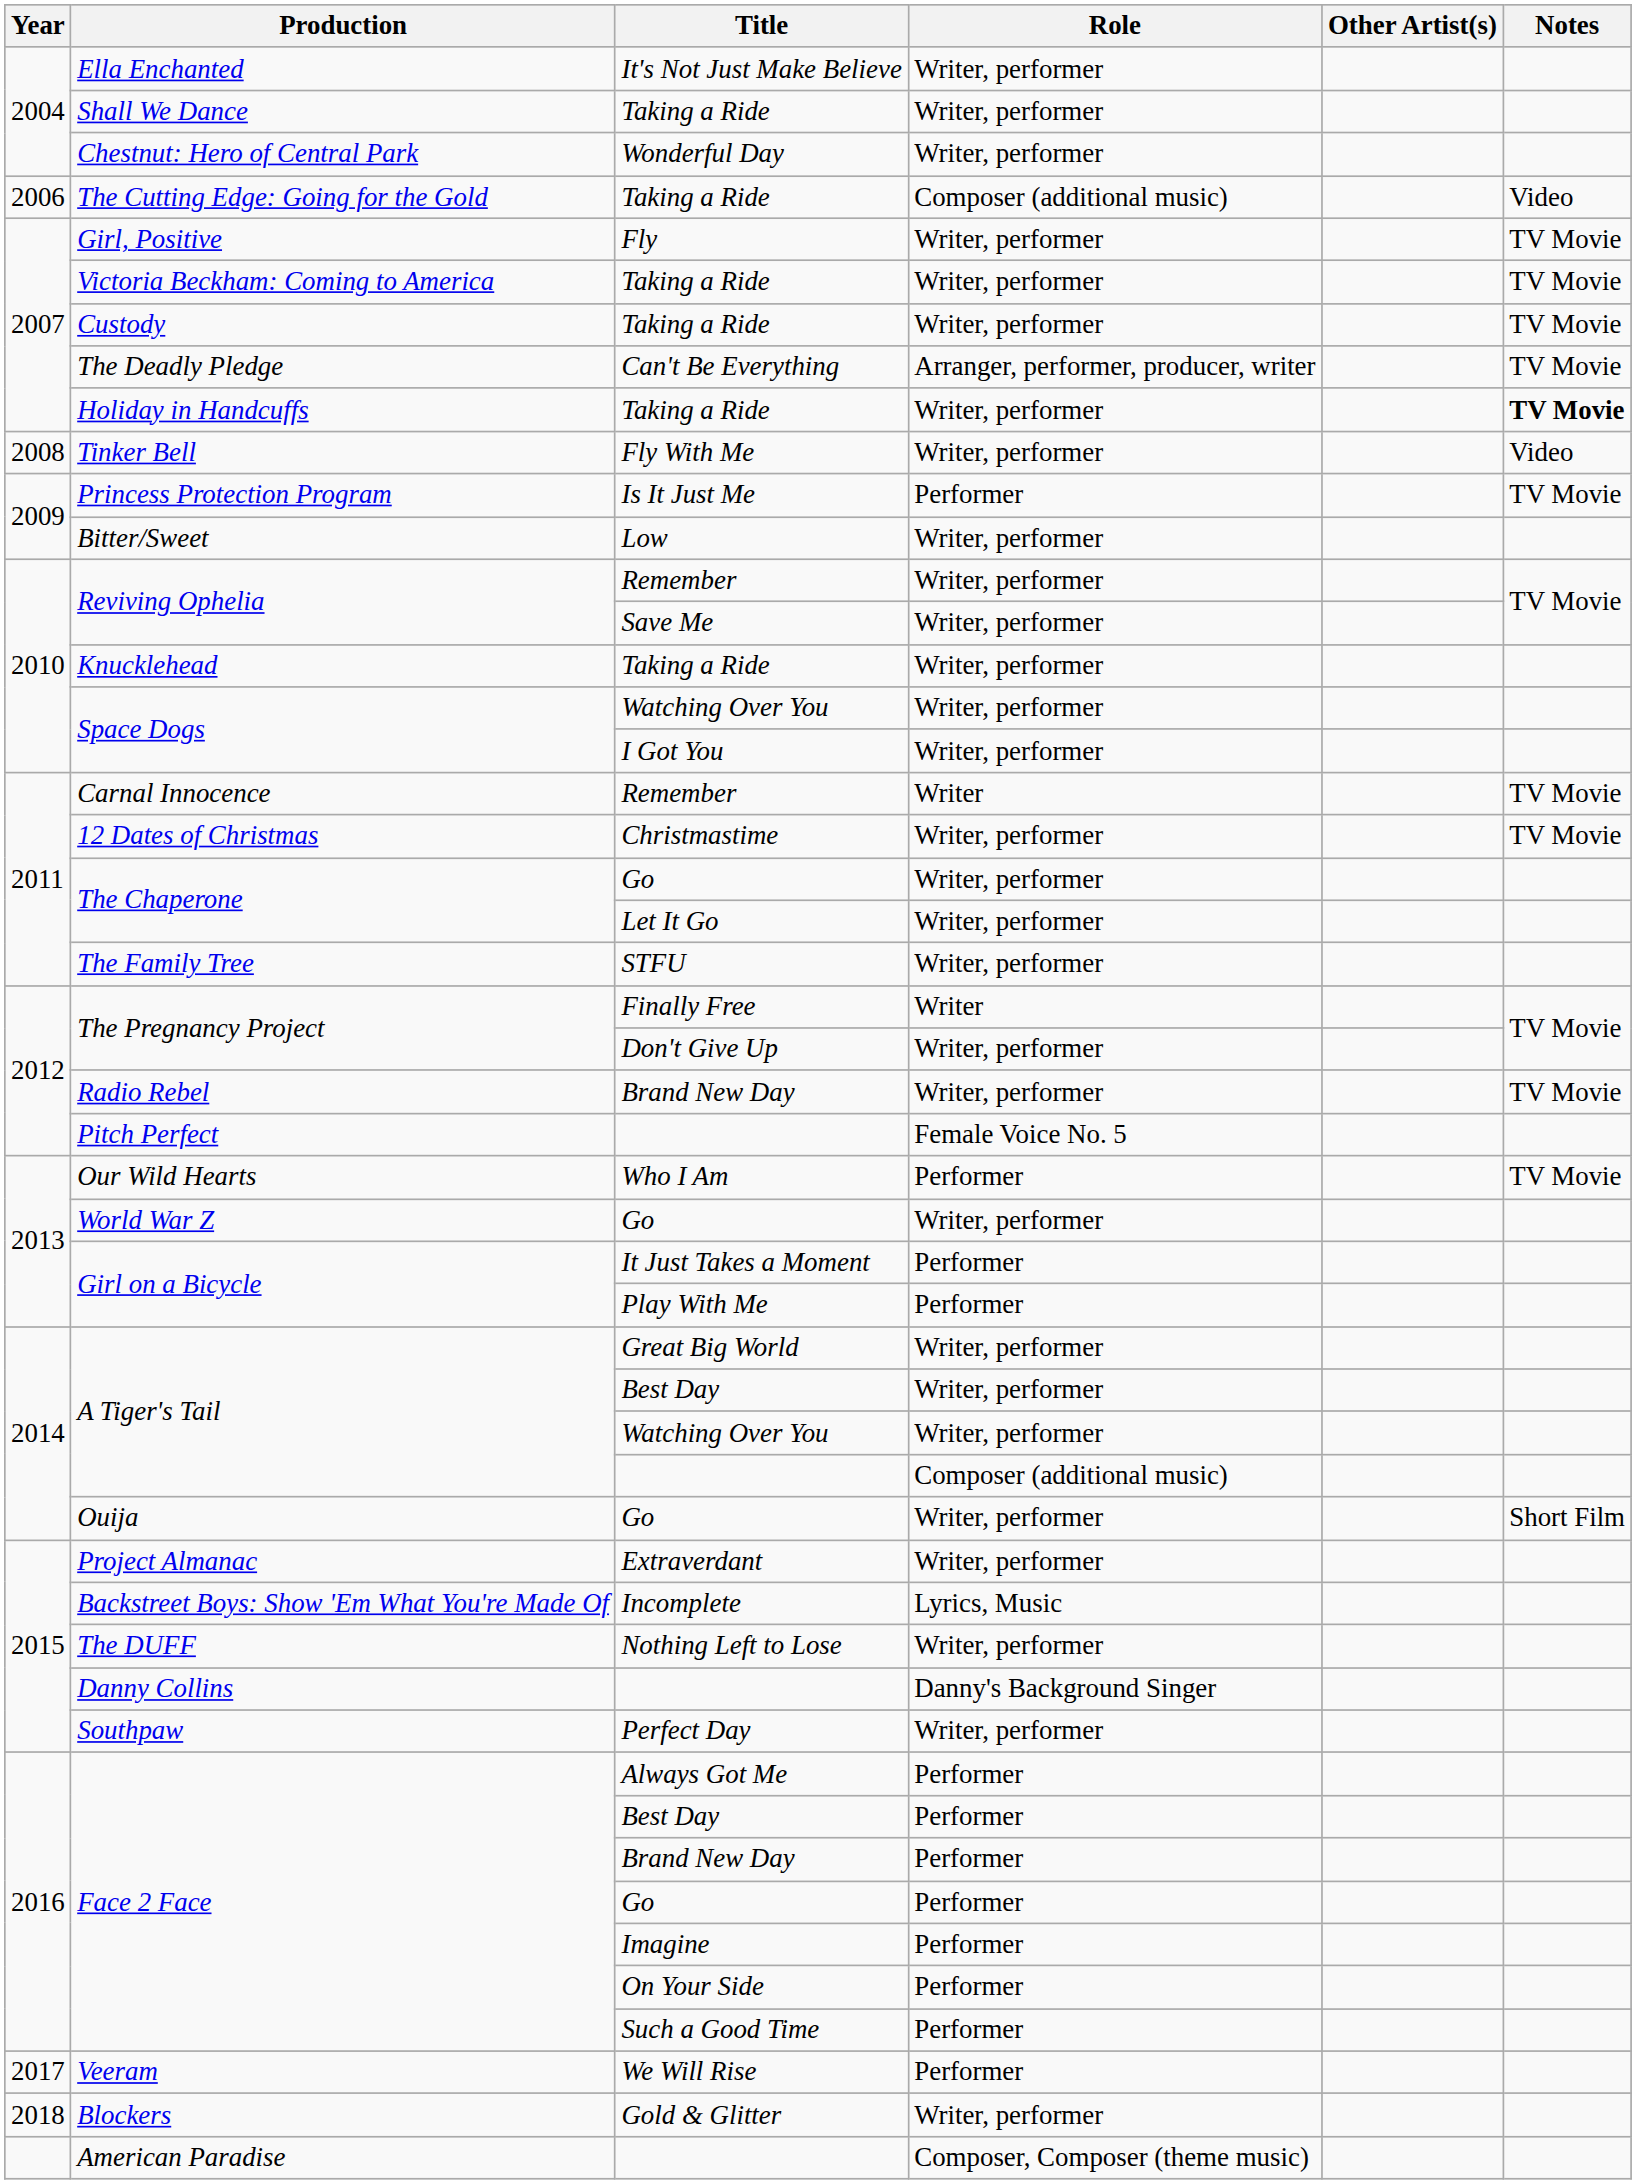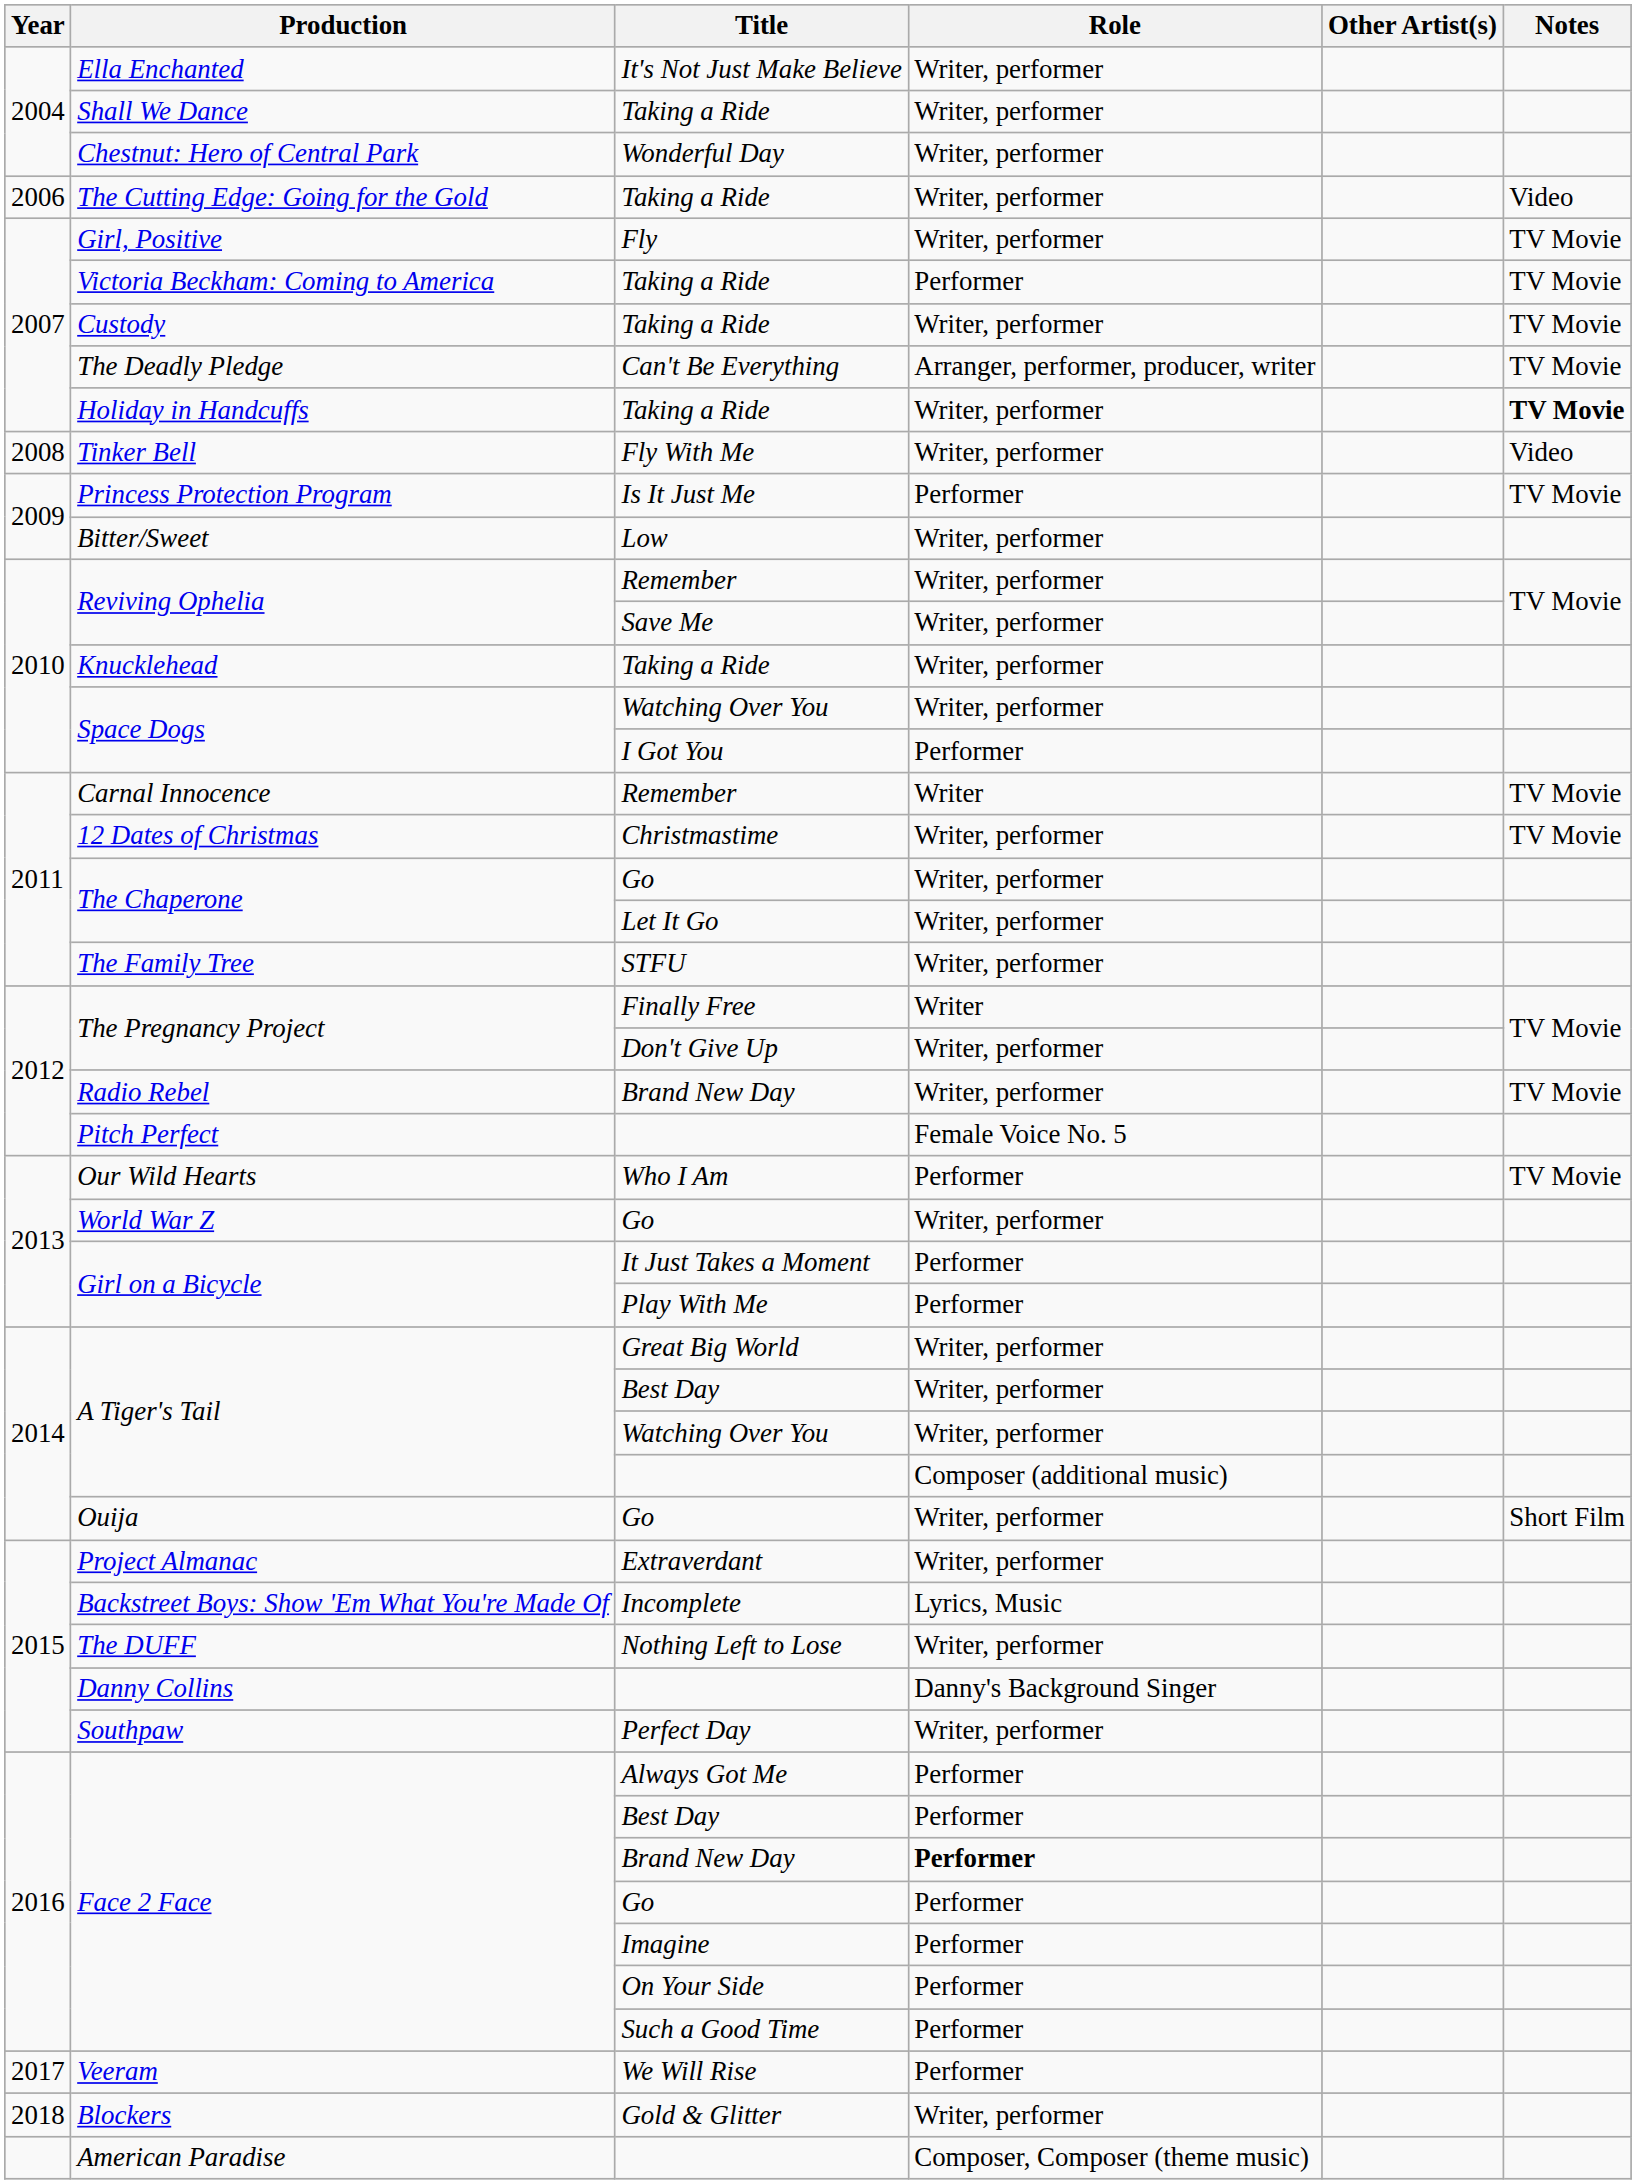(1071, 196) Composer (additional music) -> (1009, 196) Writer, performer
(1009, 281) Writer, performer -> (969, 281) Performer
(1009, 750) Writer, performer -> (969, 750) Performer
(969, 1858) normal -> (975, 1858) bold
